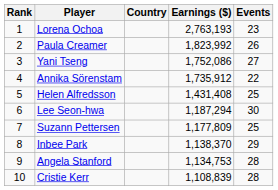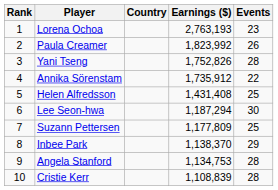(208, 62) 1,752,086 -> (208, 62) 1,752,826
(253, 62) 27 -> (253, 62) 28
